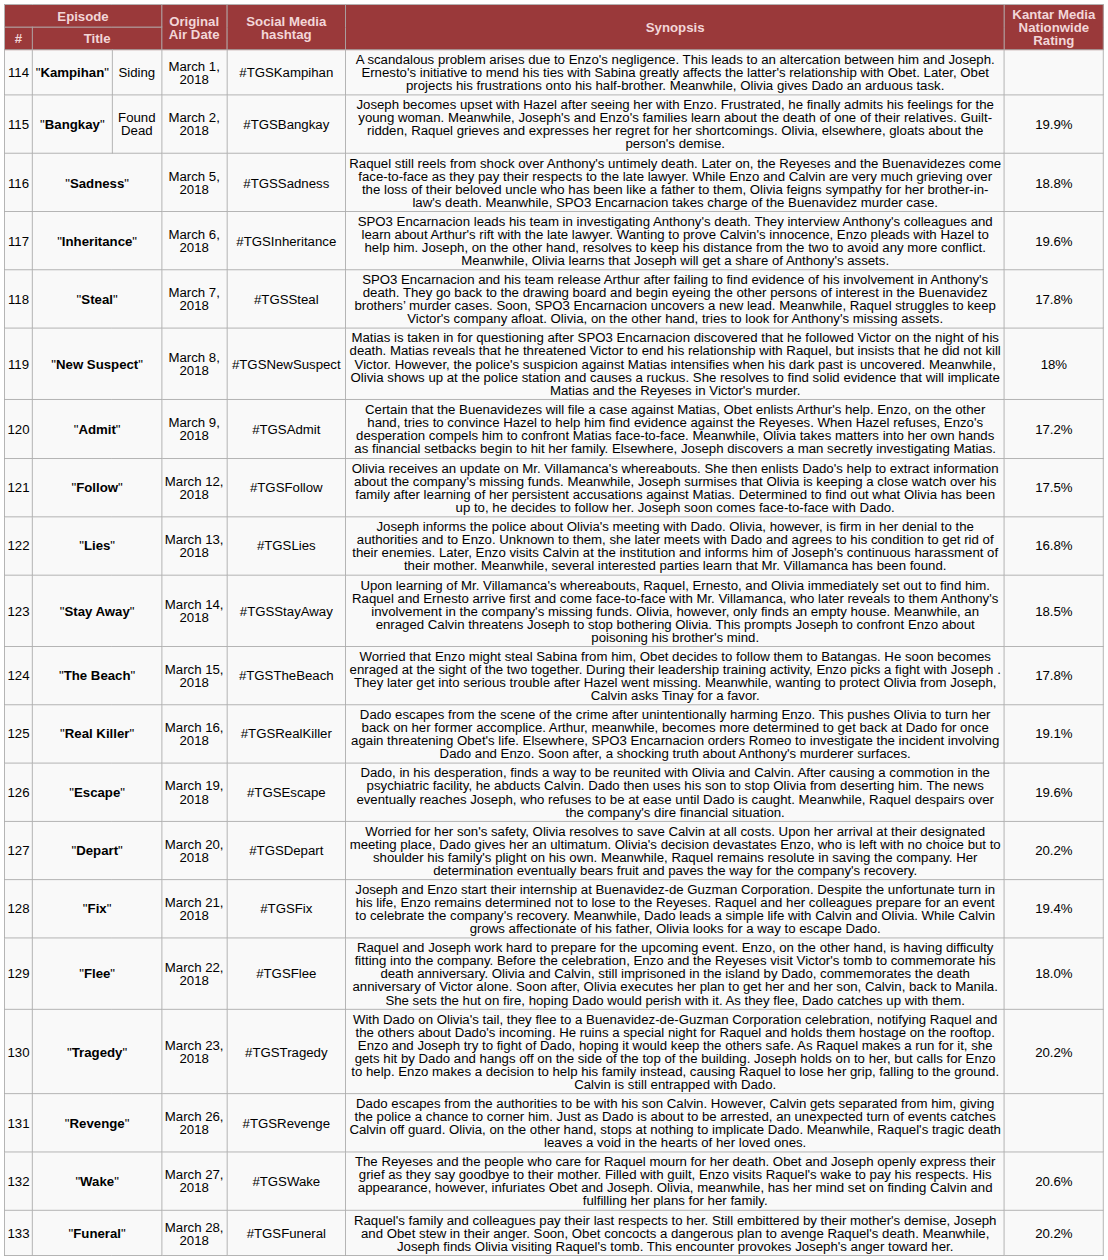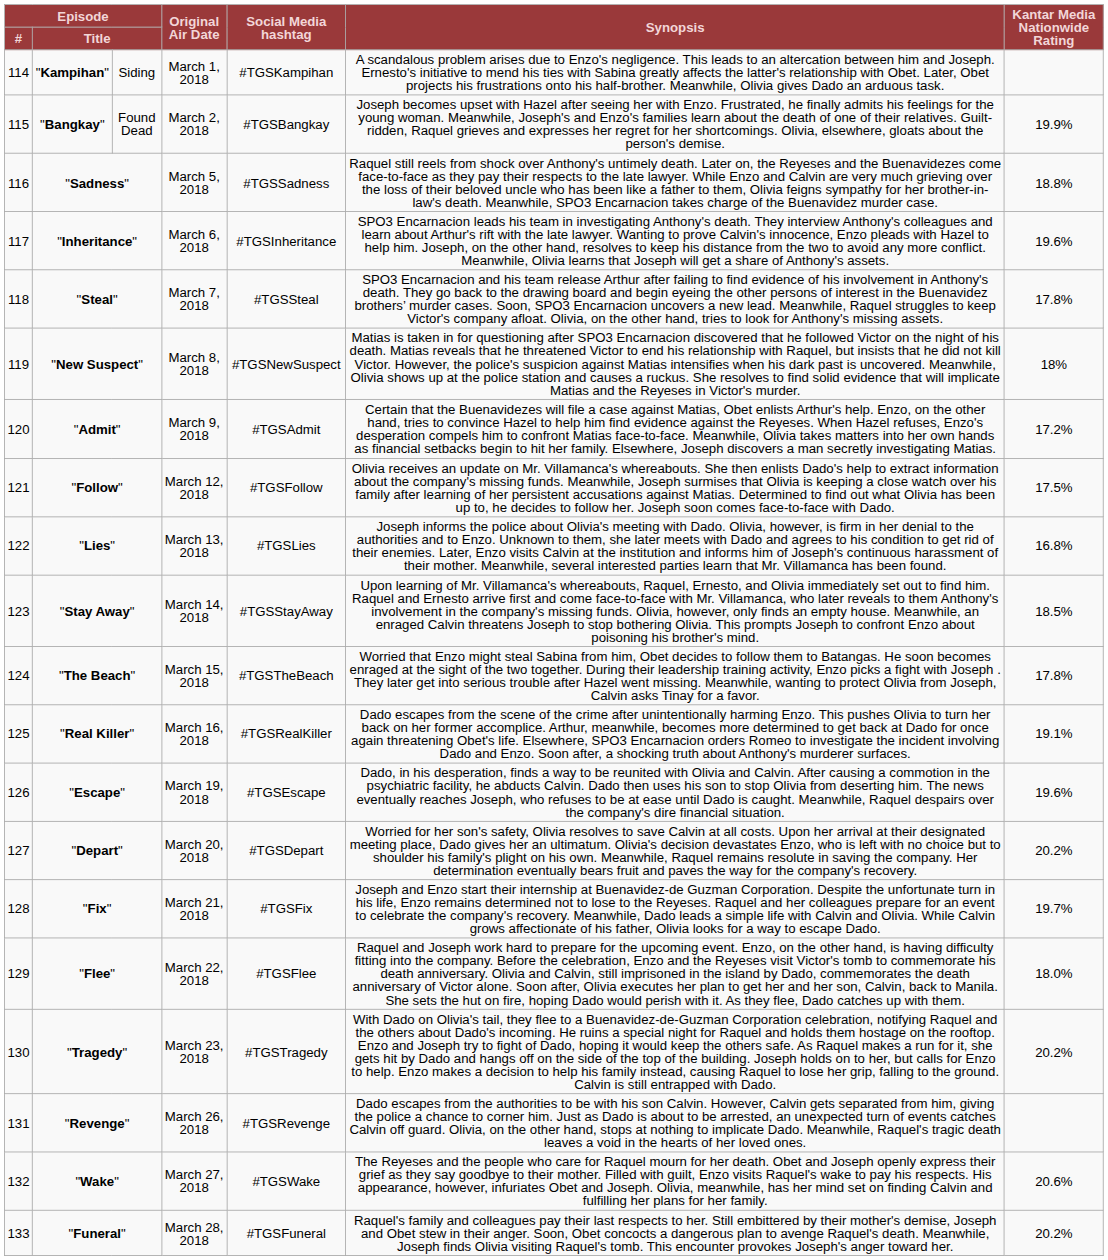(1054, 909) 19.4% -> (1054, 909) 19.7%
